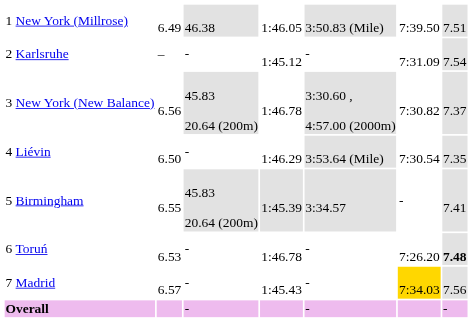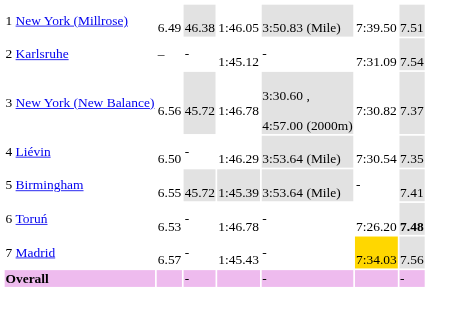(221, 110) 45.83 20.64 (200m) -> (200, 110) 45.72
(221, 208) 45.83 20.64 (200m) -> (200, 192) 45.72
(326, 208) 3:34.57 -> (302, 192) 3:53.64 (Mile)
